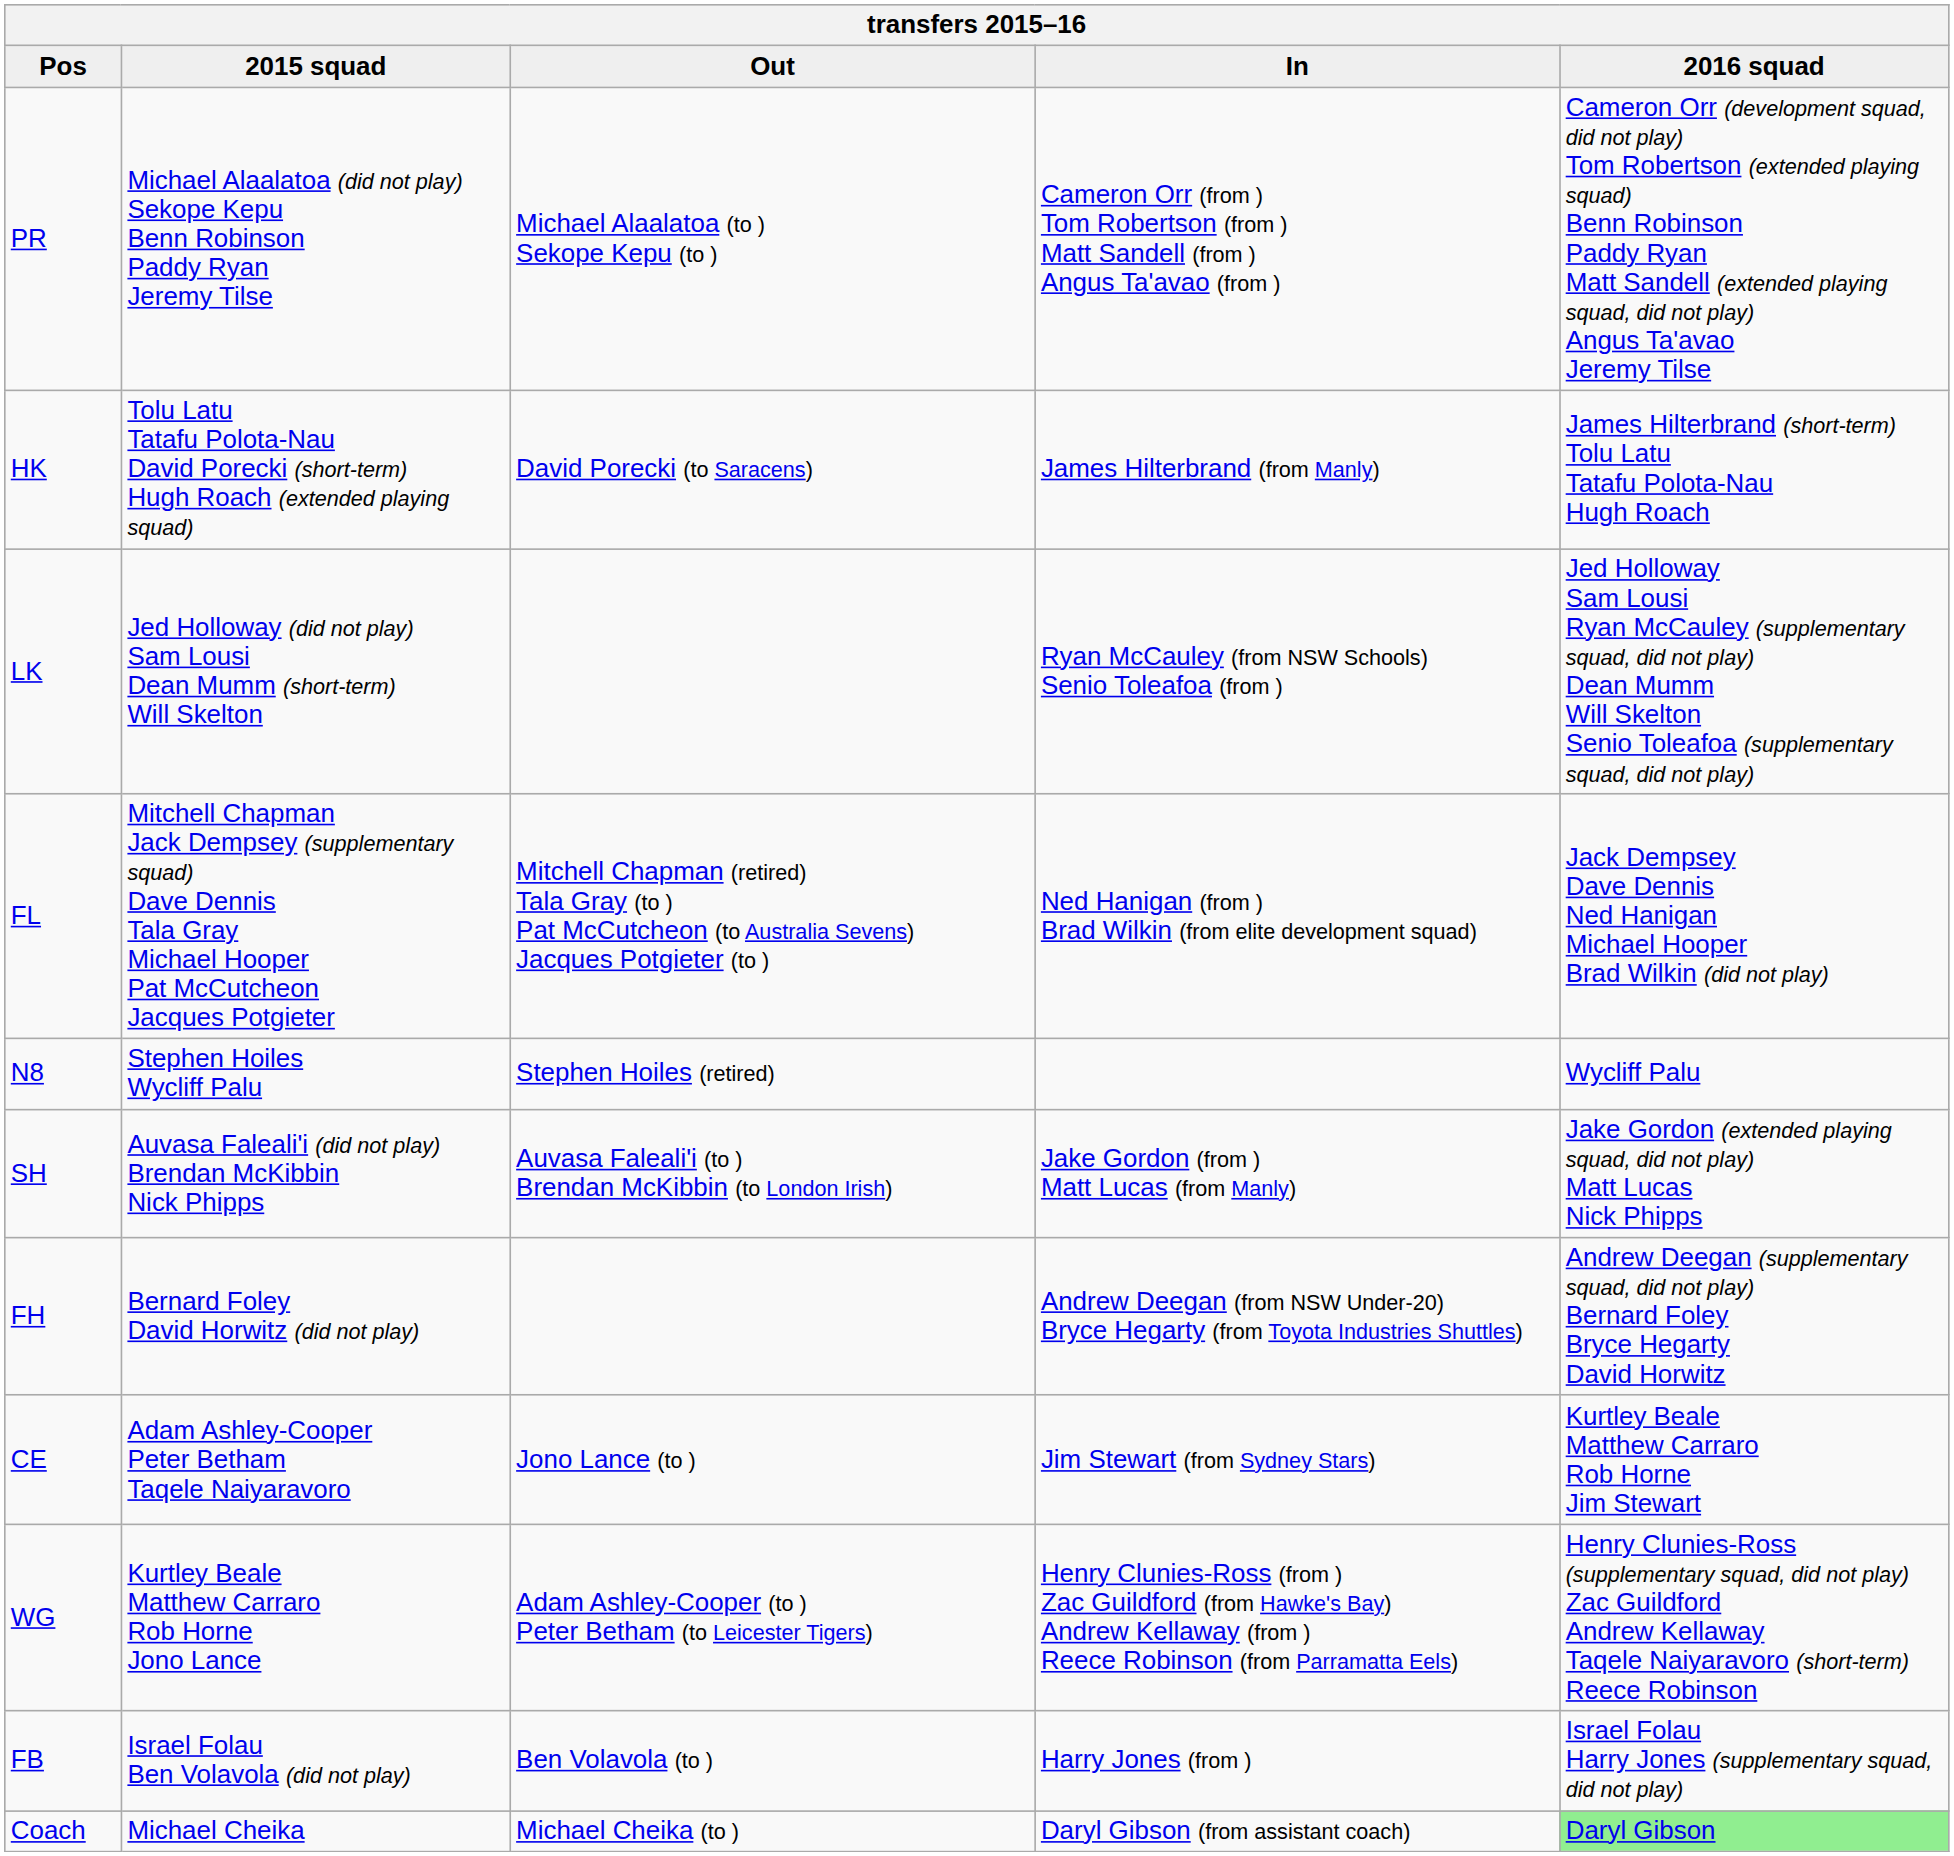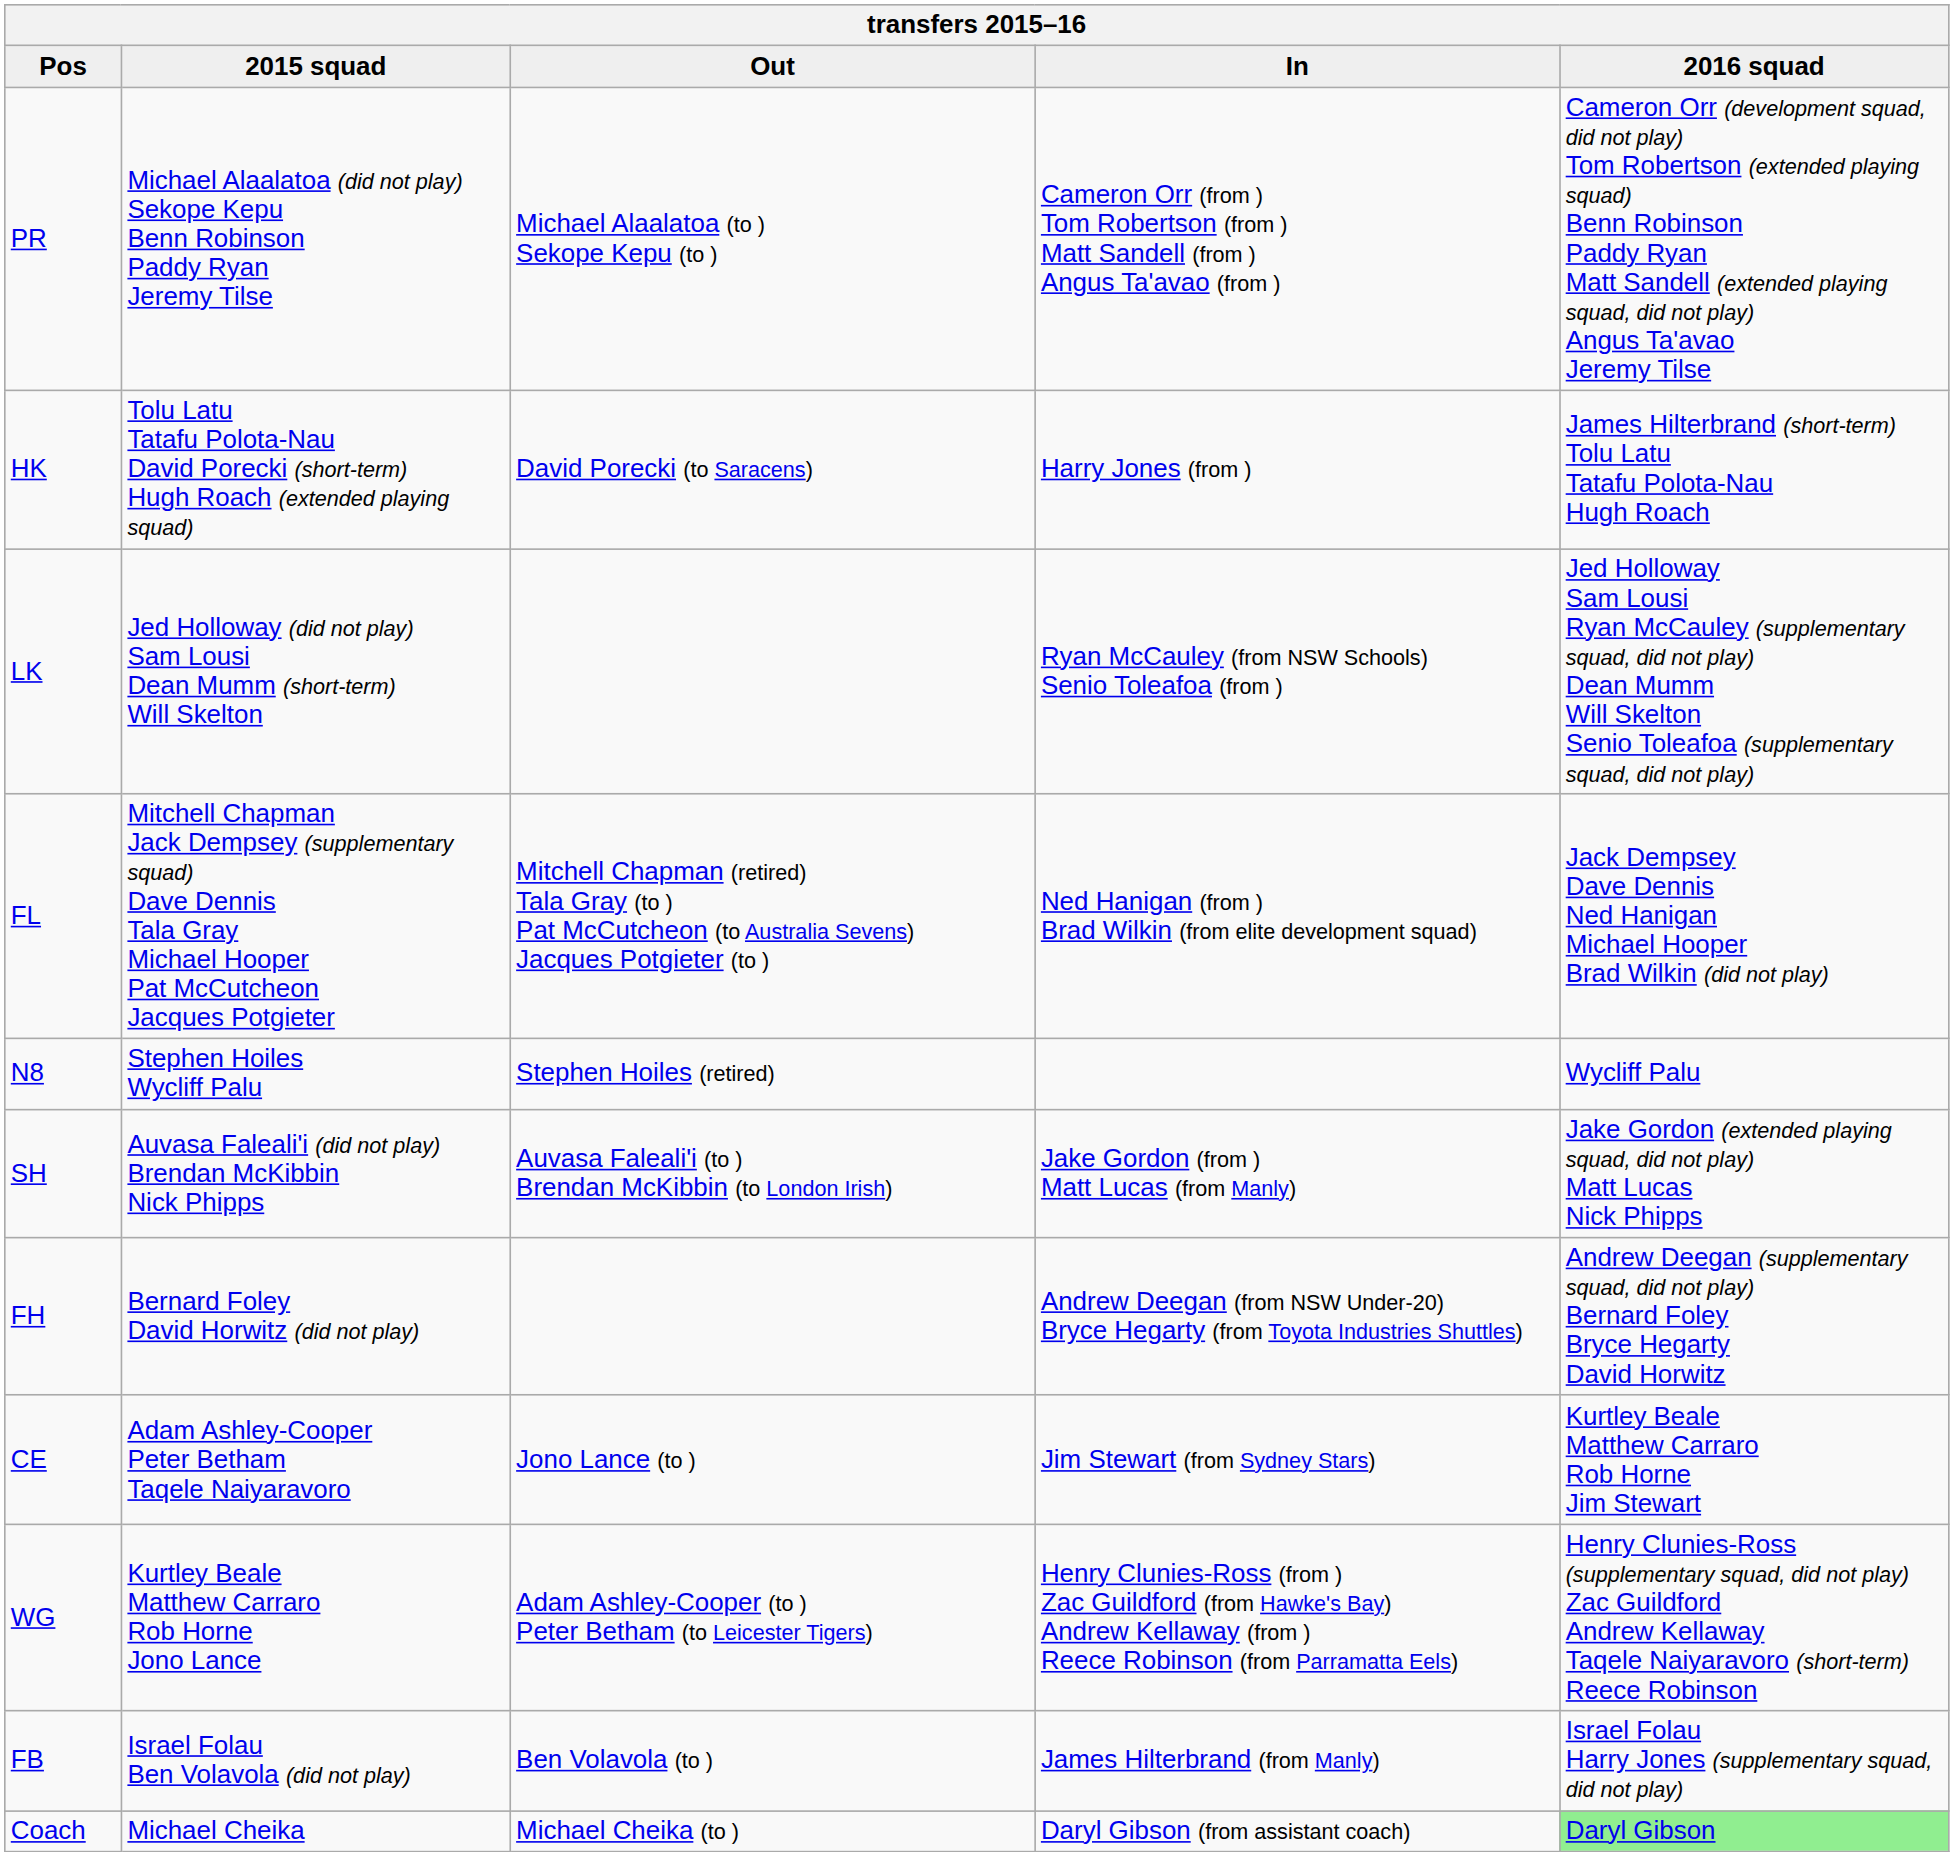(1210, 469) James Hilterbrand (from Manly) -> (1146, 469) Harry Jones (from )
(1146, 1760) Harry Jones (from ) -> (1210, 1760) James Hilterbrand (from Manly)
